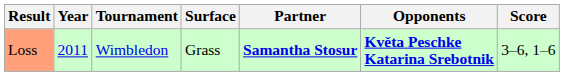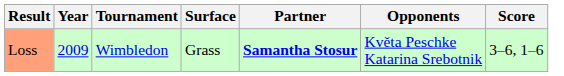(73, 50) 2011 -> (73, 50) 2009
(429, 50) bold -> (423, 50) normal
